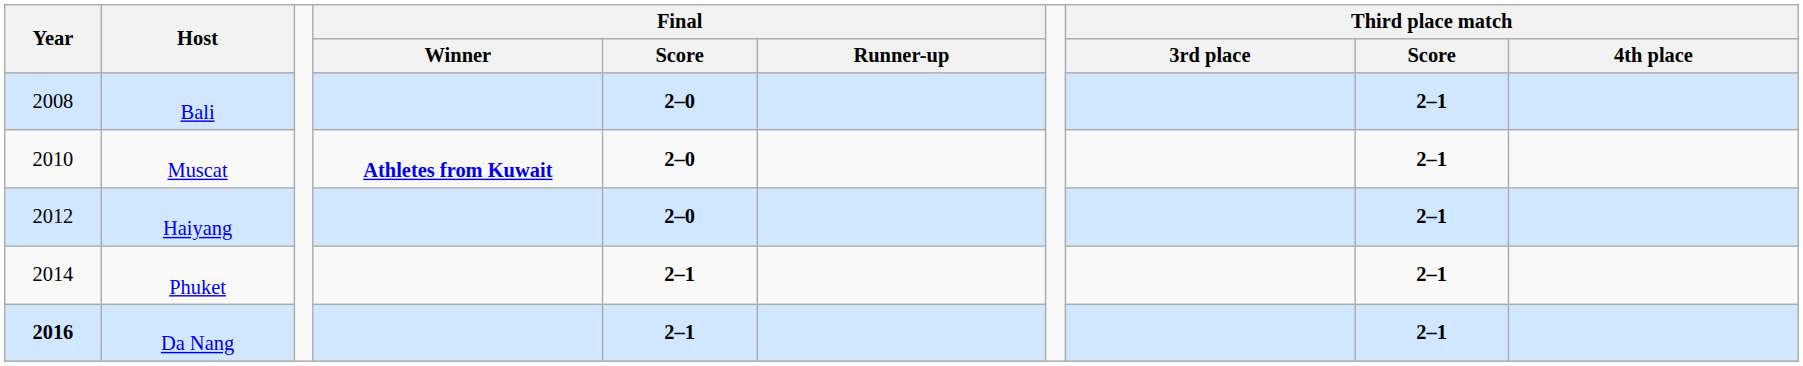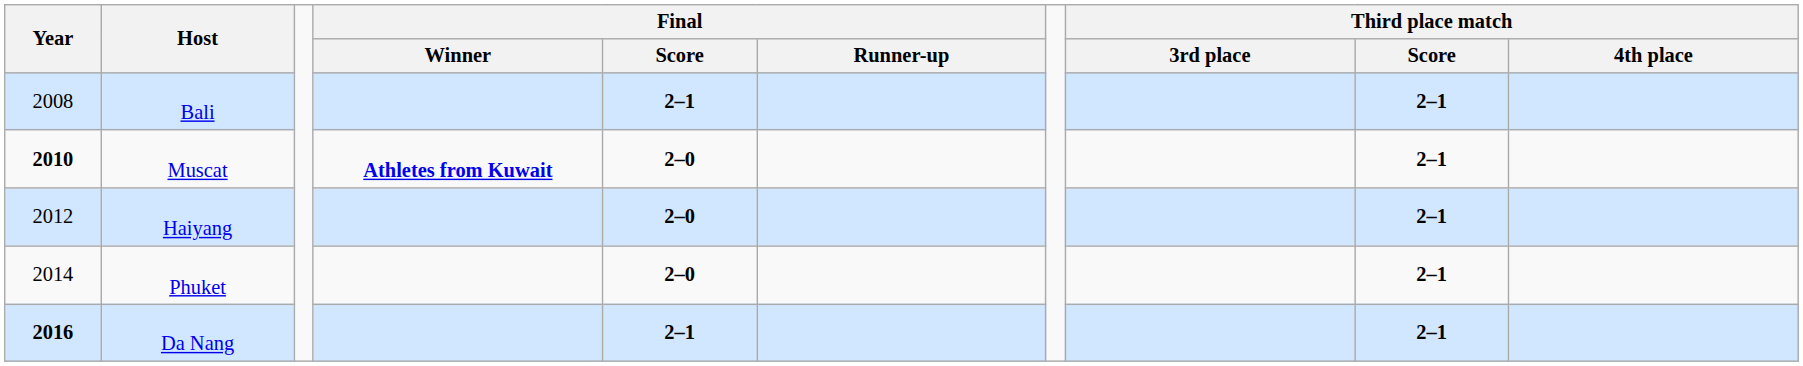(680, 101) 2–0 -> (680, 101) 2–1
(53, 159) normal -> (53, 159) bold
(680, 274) 2–1 -> (680, 274) 2–0
